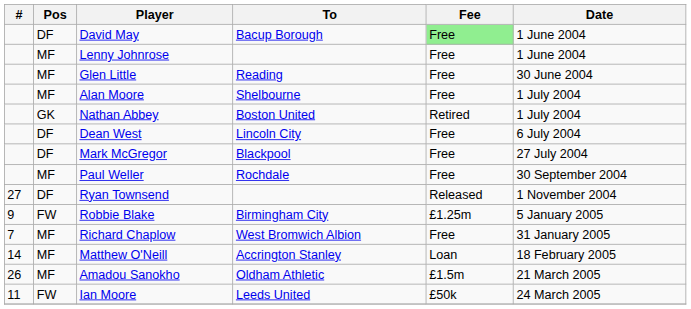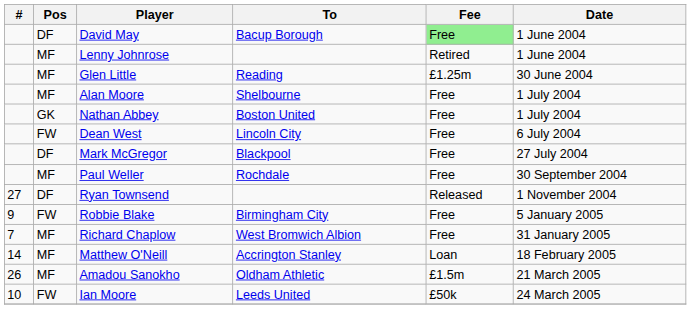(442, 55) Free -> (450, 55) Retired
(442, 75) Free -> (450, 75) £1.25m
(450, 114) Retired -> (442, 114) Free
(45, 134) DF -> (46, 134) FW
(450, 214) £1.25m -> (442, 214) Free
(14, 294) 11 -> (14, 294) 10
